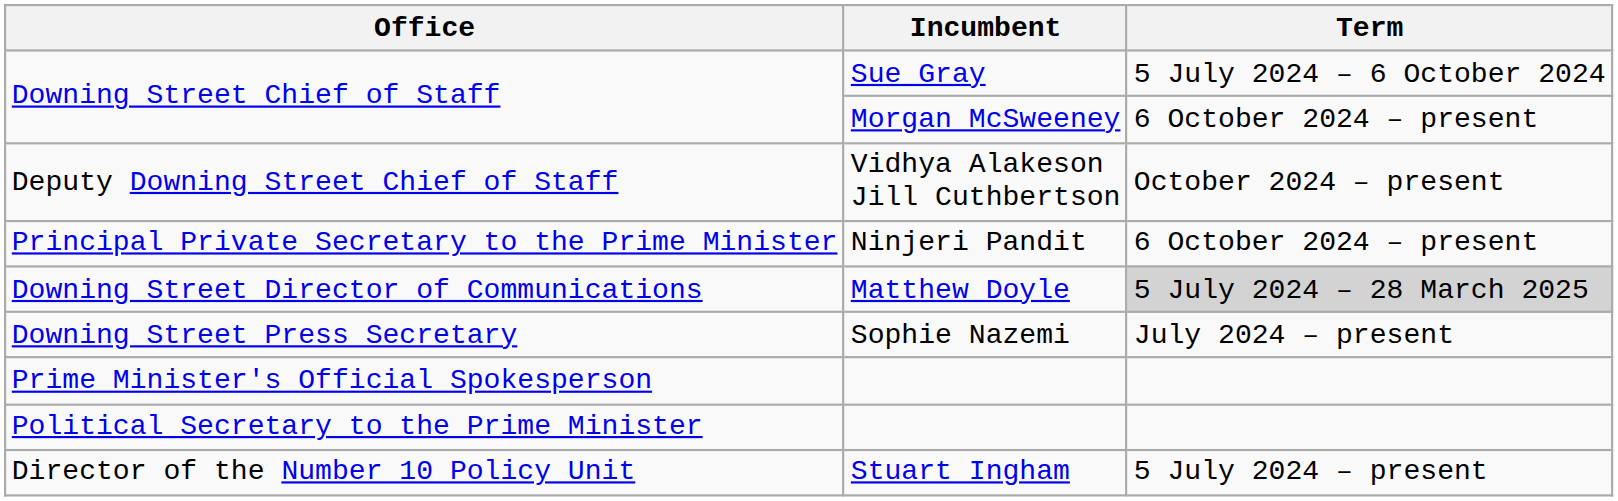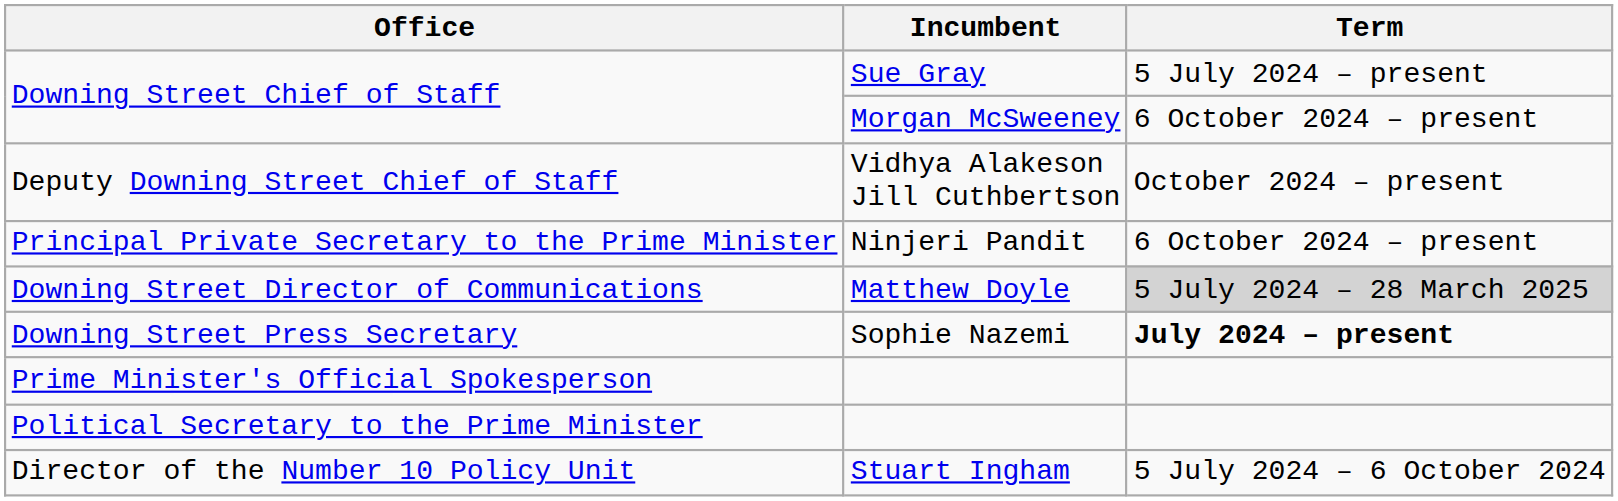(1370, 74) 5 July 2024 – 6 October 2024 -> (1311, 74) 5 July 2024 – present
(1294, 335) normal -> (1294, 335) bold
(1311, 472) 5 July 2024 – present -> (1370, 472) 5 July 2024 – 6 October 2024
